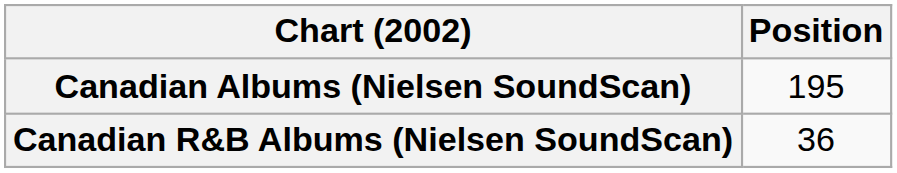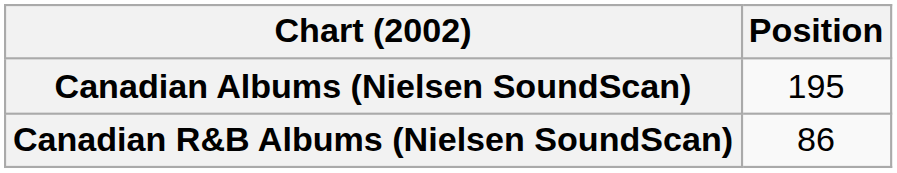(816, 139) 36 -> (816, 139) 86
